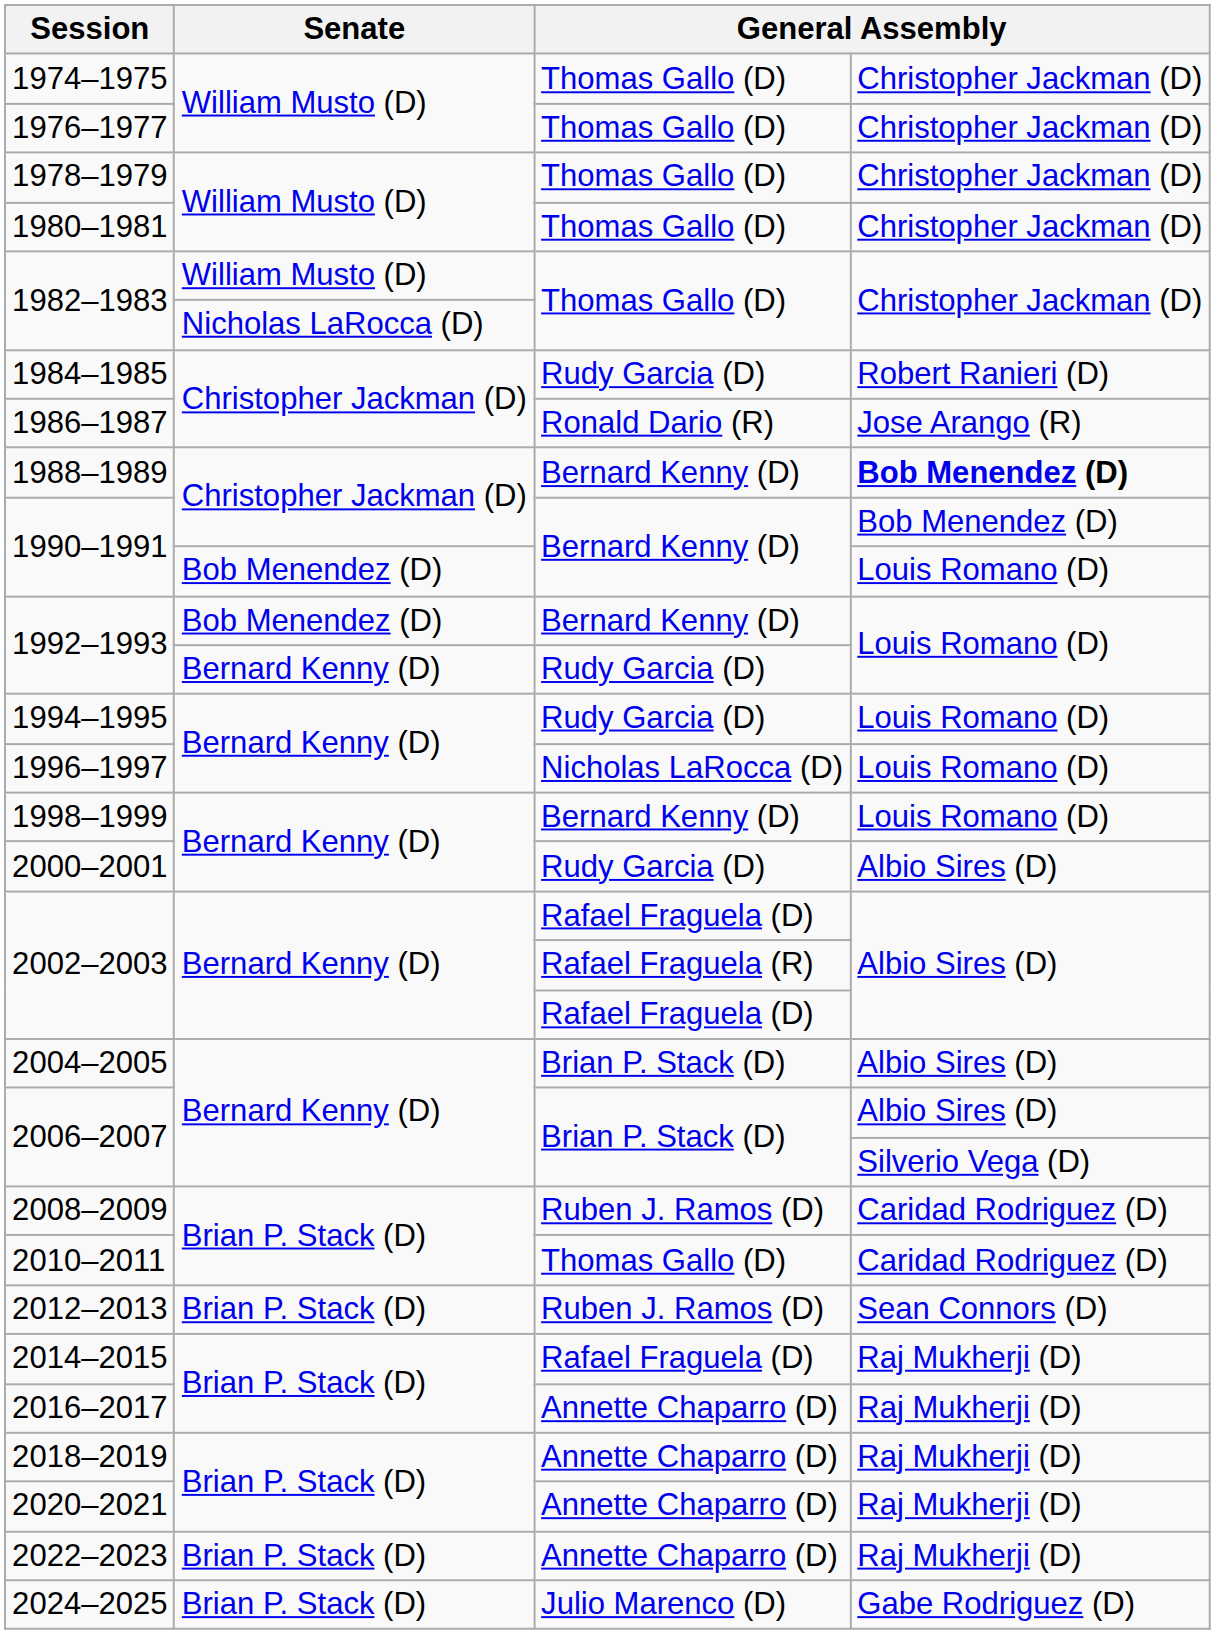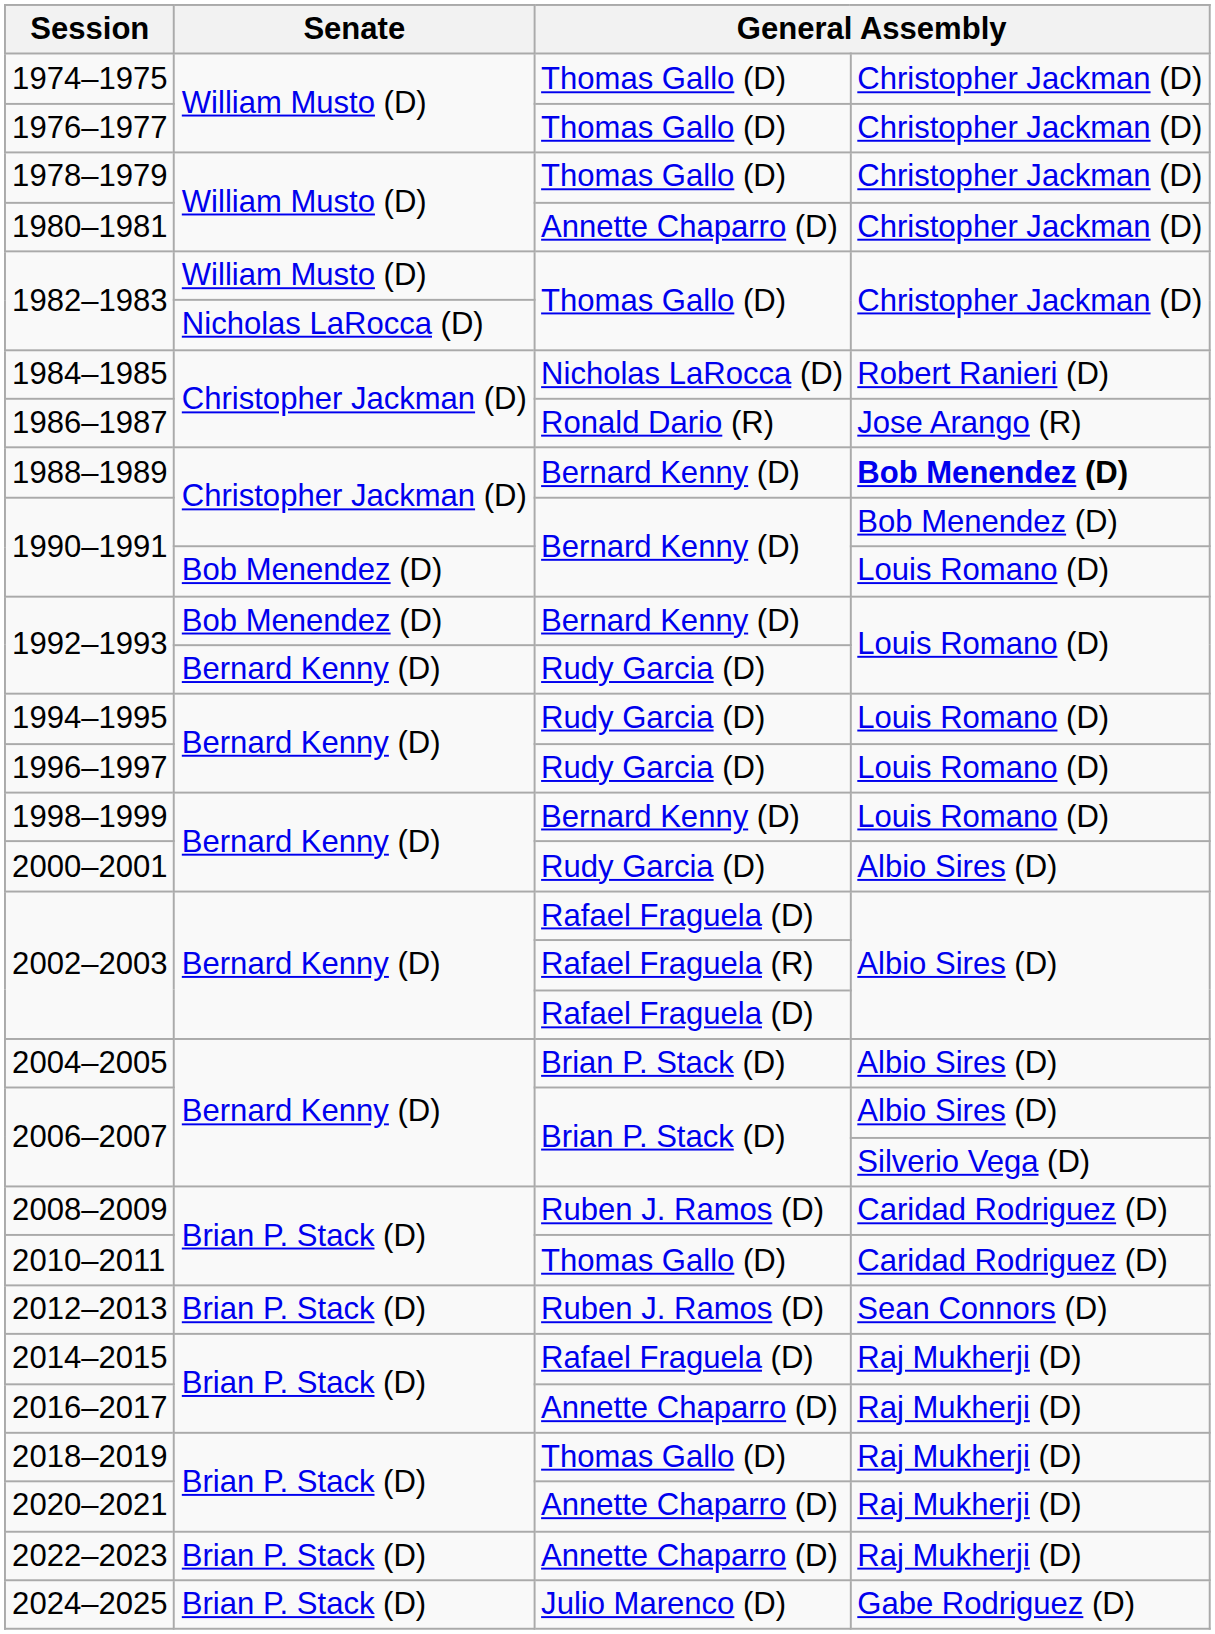(664, 226) Thomas Gallo (D) -> (689, 226) Annette Chaparro (D)
(653, 373) Rudy Garcia (D) -> (692, 373) Nicholas LaRocca (D)
(692, 767) Nicholas LaRocca (D) -> (653, 767) Rudy Garcia (D)
(689, 1456) Annette Chaparro (D) -> (664, 1456) Thomas Gallo (D)
